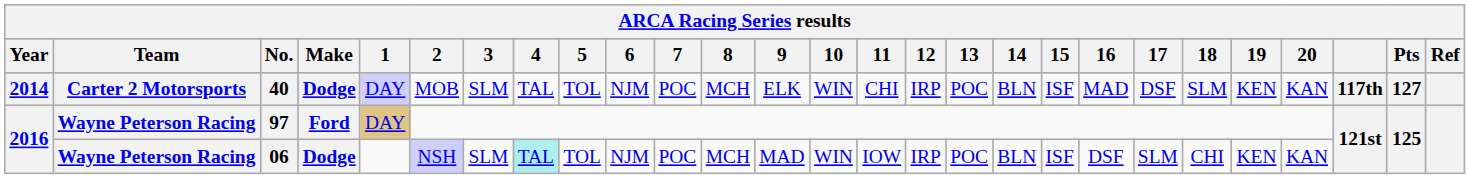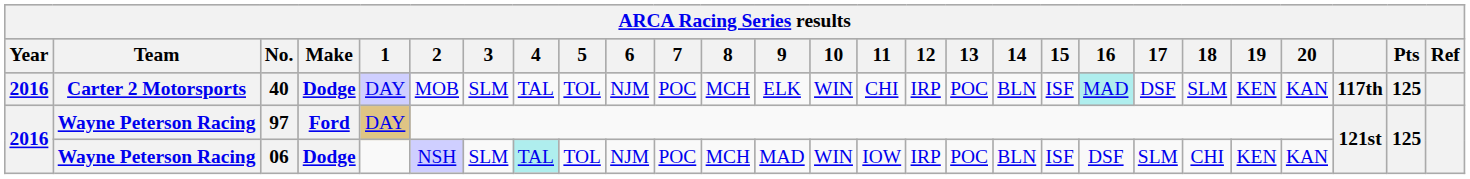(29, 88) 2014 -> (29, 88) 2016
(1106, 88) no background -> (1106, 88) paleturquoise background
(1407, 88) 127 -> (1407, 88) 125
